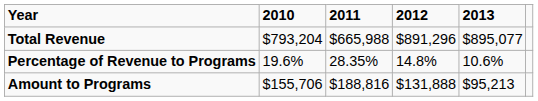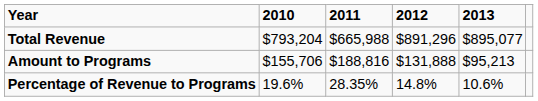rows swapped: (79, 84) <-> (132, 61)
